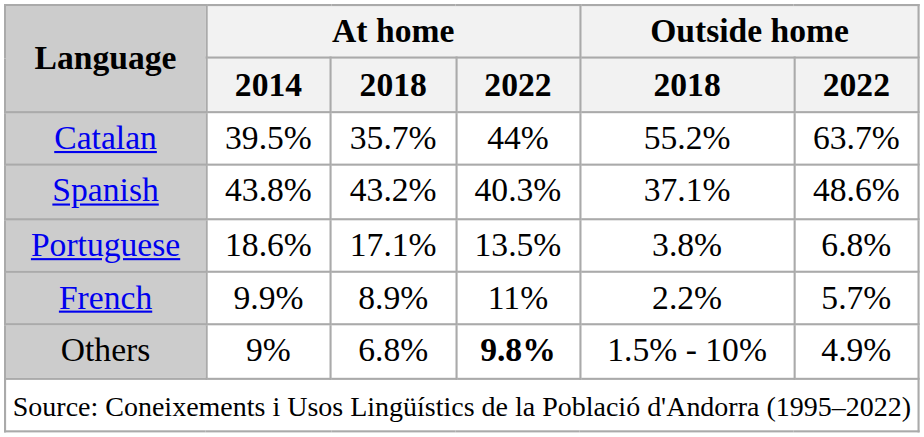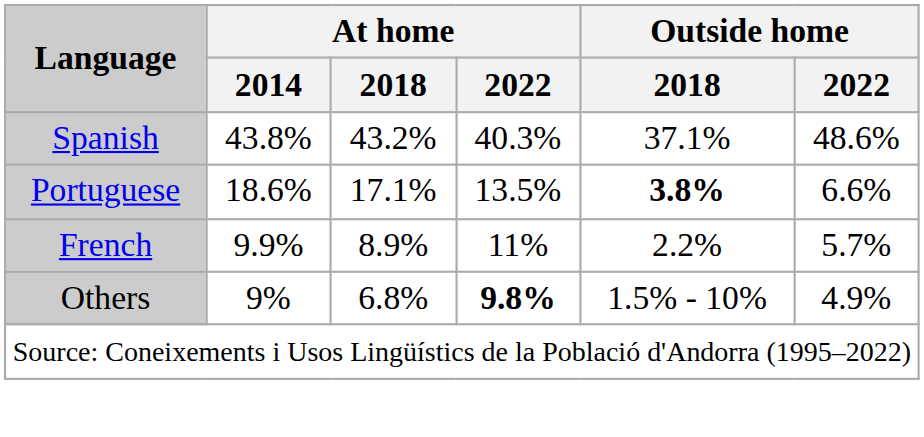- row: (106, 137)
(687, 244) normal -> (687, 191) bold
(856, 244) 6.8% -> (856, 191) 6.6%
